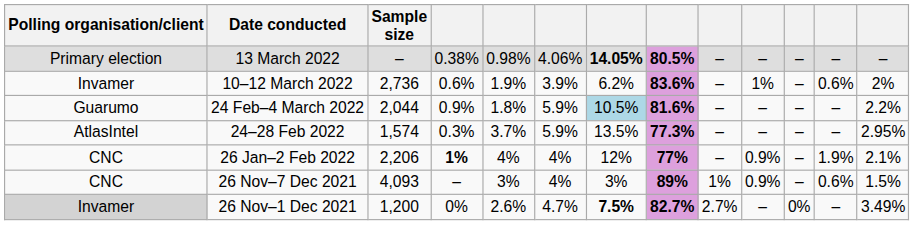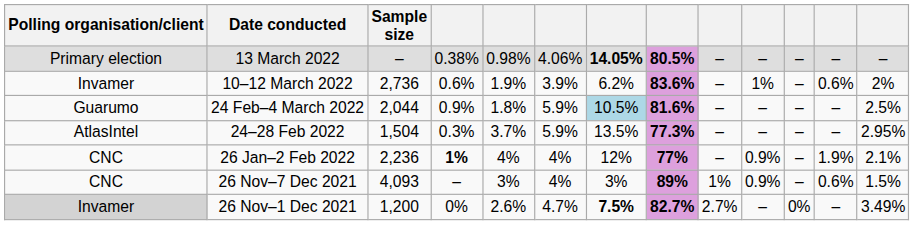(883, 108) 2.2% -> (883, 108) 2.5%
(399, 132) 1,574 -> (399, 132) 1,504
(399, 157) 2,206 -> (399, 157) 2,236
